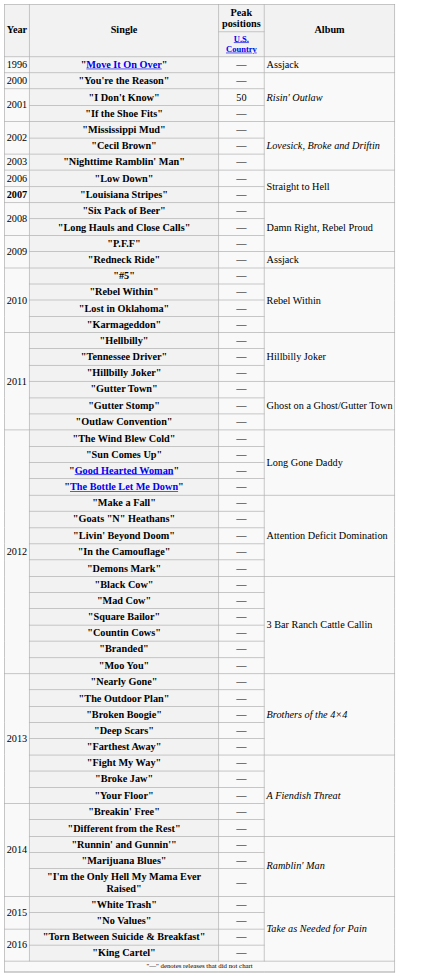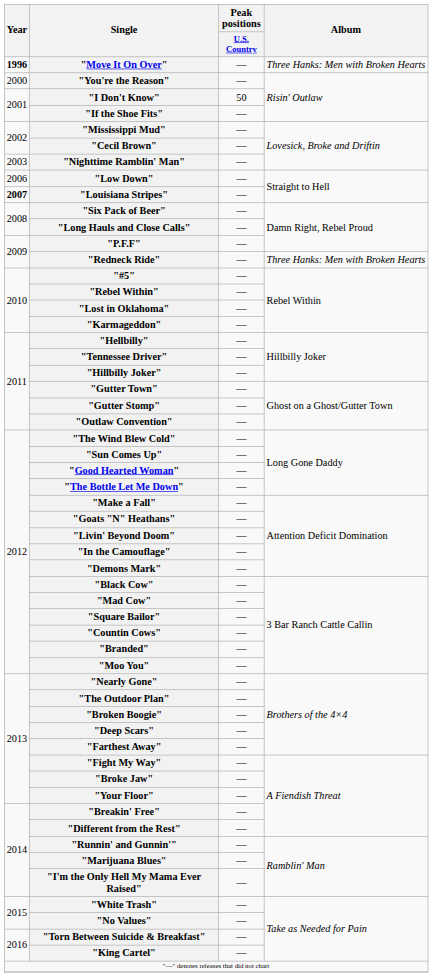(17, 64) normal -> (17, 64) bold
(283, 64) Assjack -> (346, 64) Three Hanks: Men with Broken Hearts
(283, 259) Assjack -> (346, 259) Three Hanks: Men with Broken Hearts
